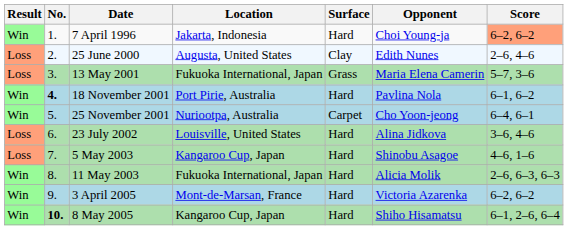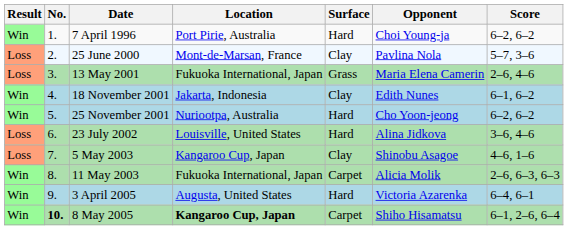(221, 34) Jakarta, Indonesia -> (225, 34) Port Pirie, Australia
(512, 34) lightsalmon background -> (512, 34) no background
(234, 54) Augusta, United States -> (239, 54) Mont-de-Marsan, France
(407, 54) Edith Nunes -> (408, 54) Pavlina Nola
(512, 54) 2–6, 4–6 -> (512, 54) 5–7, 3–6
(512, 74) 5–7, 3–6 -> (512, 74) 2–6, 4–6
(52, 94) bold -> (52, 94) normal
(225, 94) Port Pirie, Australia -> (221, 94) Jakarta, Indonesia
(341, 94) Hard -> (340, 94) Clay
(408, 94) Pavlina Nola -> (407, 94) Edith Nunes
(345, 114) Carpet -> (341, 114) Hard
(512, 114) 6–4, 6–1 -> (512, 114) 6–2, 6–2
(341, 154) Hard -> (340, 154) Clay
(341, 174) Hard -> (345, 174) Carpet
(239, 194) Mont-de-Marsan, France -> (234, 194) Augusta, United States
(512, 194) 6–2, 6–2 -> (512, 194) 6–4, 6–1
(230, 214) normal -> (235, 214) bold
(341, 214) Hard -> (345, 214) Carpet
